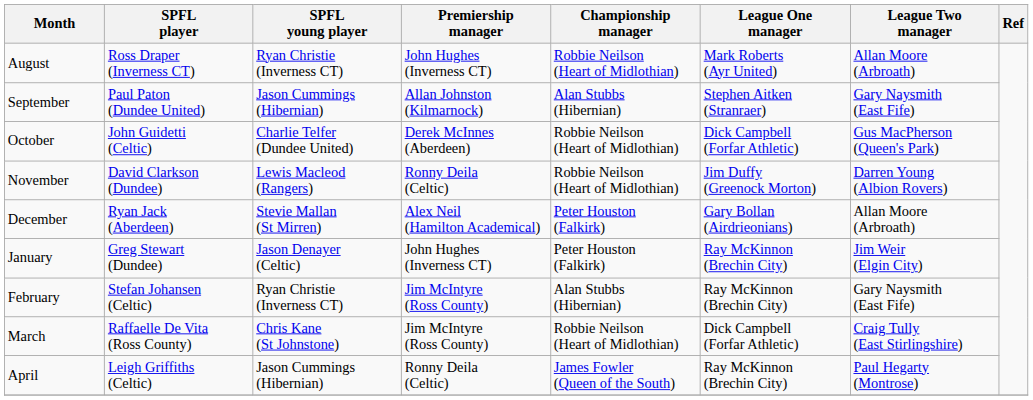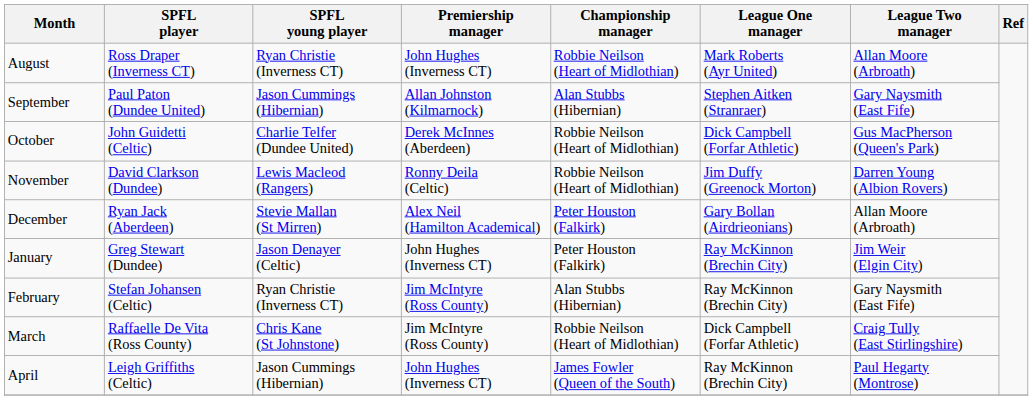(441, 375) Ronny Deila (Celtic) -> (448, 375) John Hughes (Inverness CT)
